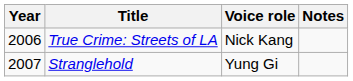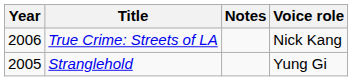columns swapped: (260, 16) <-> (323, 16)
(25, 64) 2007 -> (25, 64) 2005
